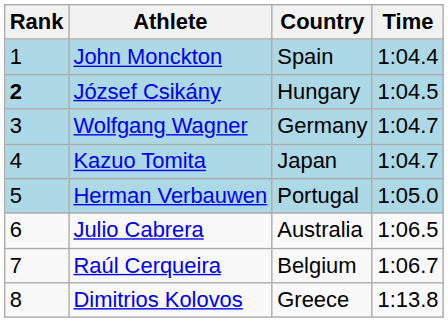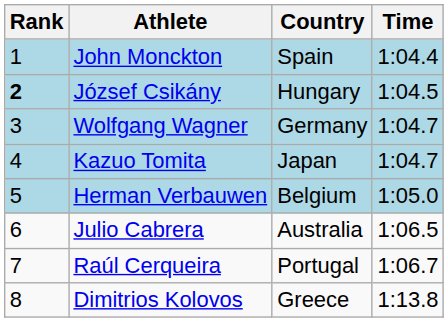(318, 195) Portugal -> (317, 195) Belgium
(317, 265) Belgium -> (318, 265) Portugal
